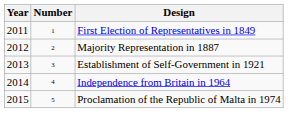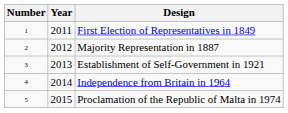columns swapped: (18, 13) <-> (53, 13)
